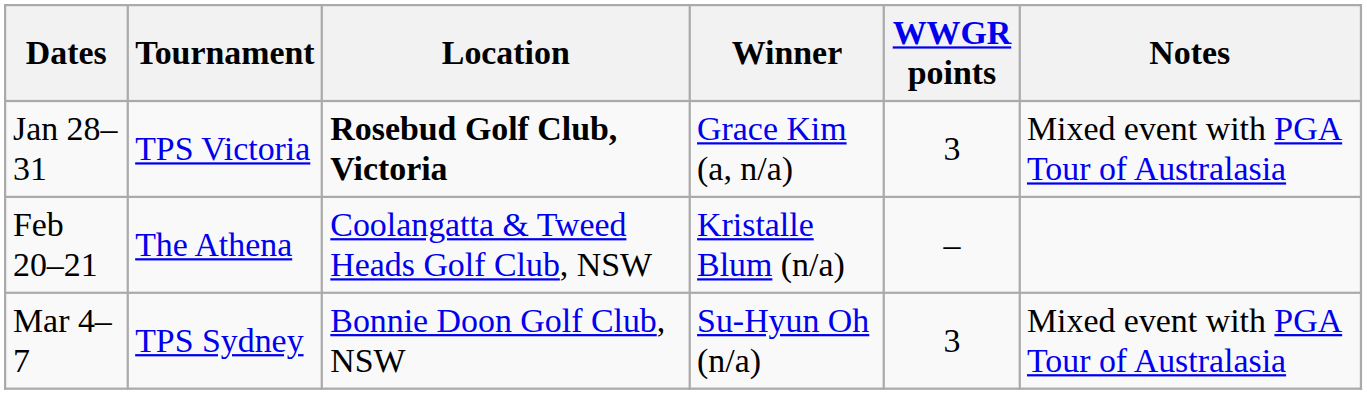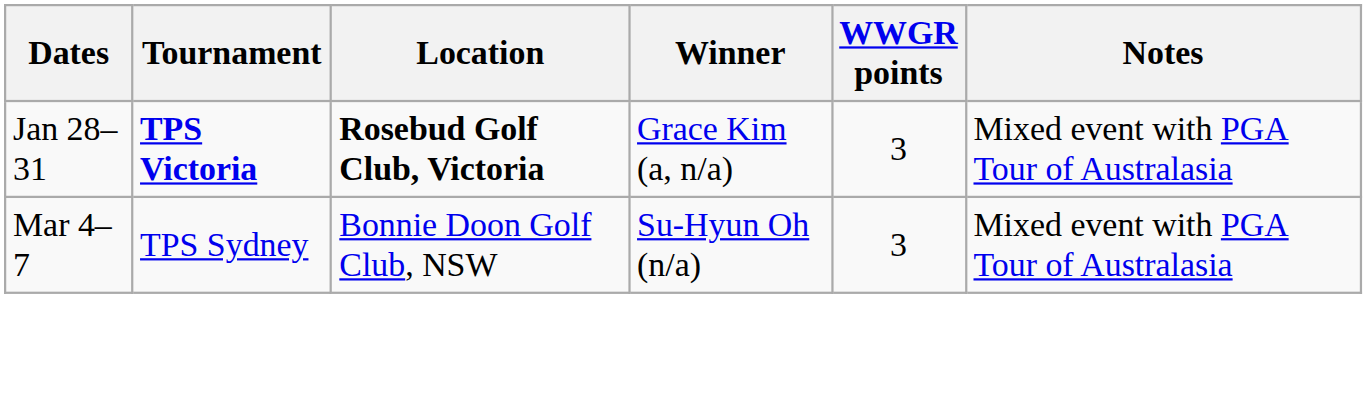(223, 148) normal -> (199, 148) bold
- row: (55, 244)
